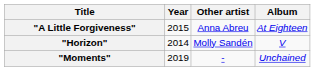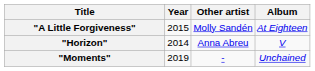(223, 27) Anna Abreu -> (223, 27) Molly Sandén
(223, 43) Molly Sandén -> (223, 43) Anna Abreu
